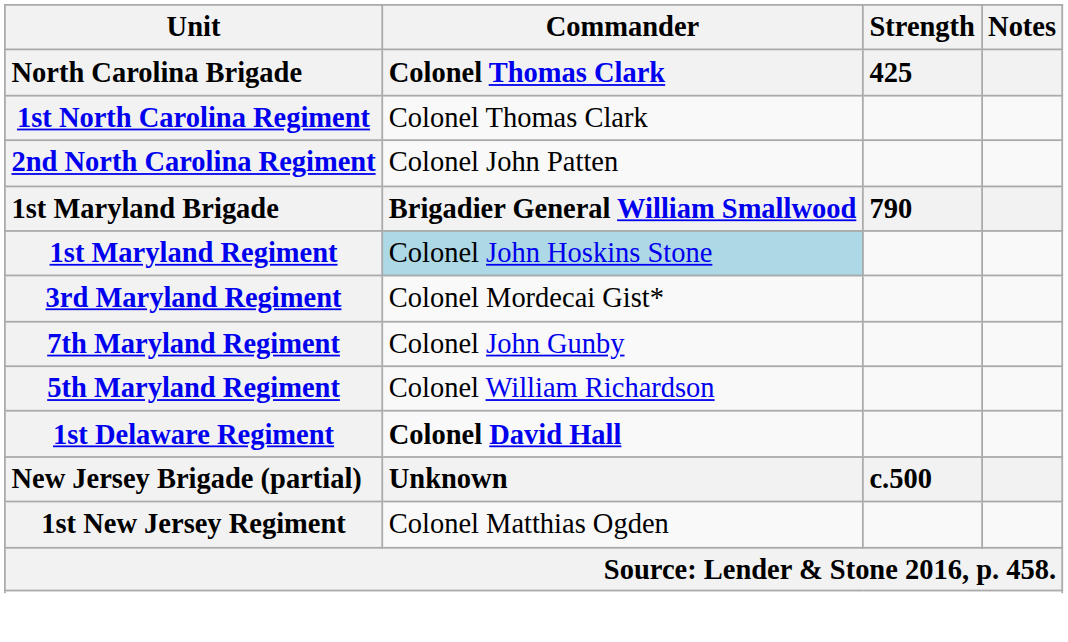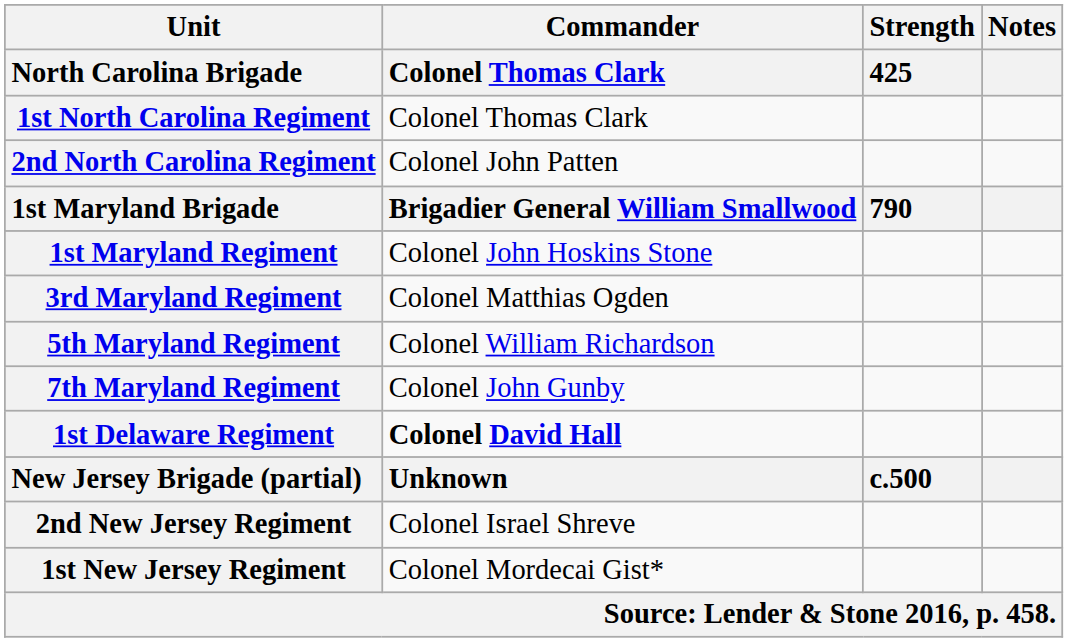(551, 252) lightblue background -> (551, 252) no background
(526, 298) Colonel Mordecai Gist* -> (529, 298) Colonel Matthias Ogden
rows swapped: (194, 388) <-> (194, 343)
+ row: (194, 523)
(529, 523) Colonel Matthias Ogden -> (526, 569) Colonel Mordecai Gist*
